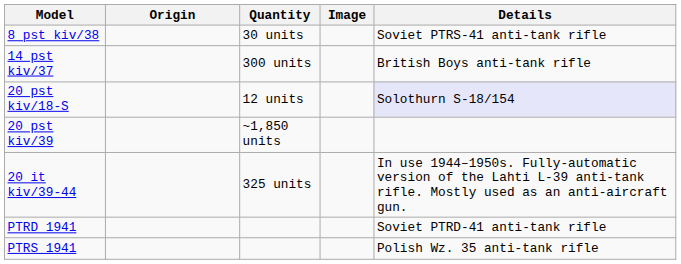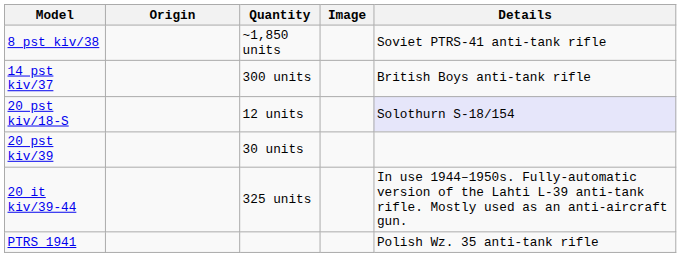(273, 36) 30 units -> (266, 43) ~1,850 units
(266, 135) ~1,850 units -> (273, 149) 30 units
- row: (42, 228)
